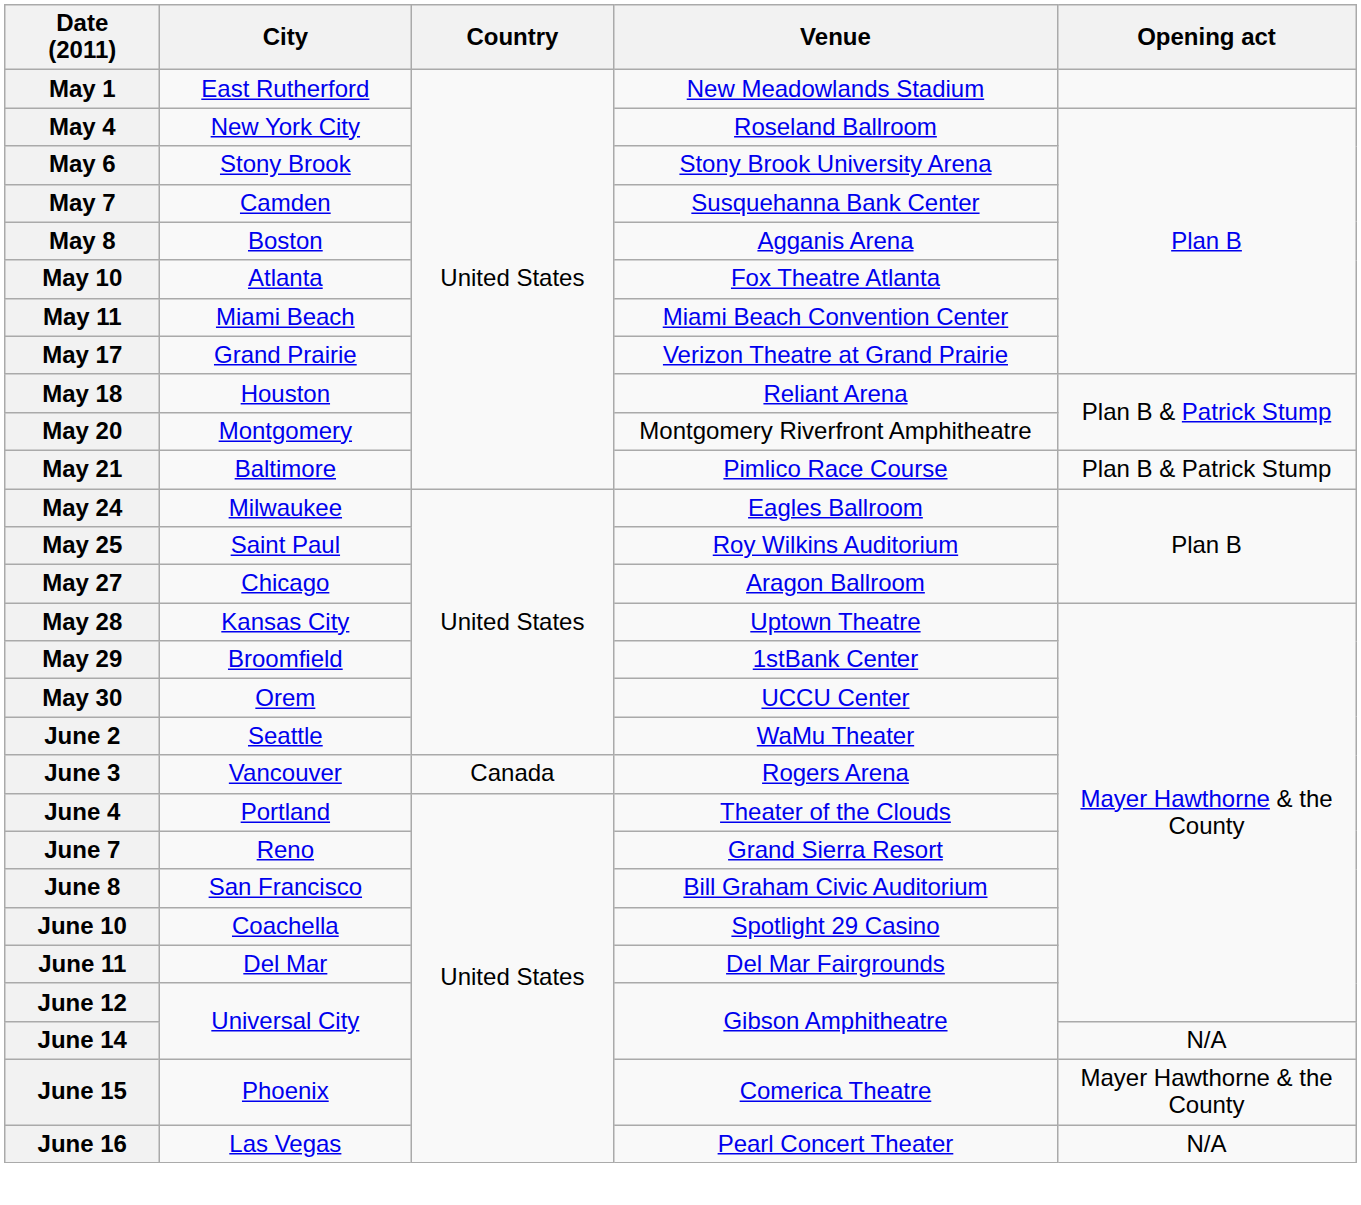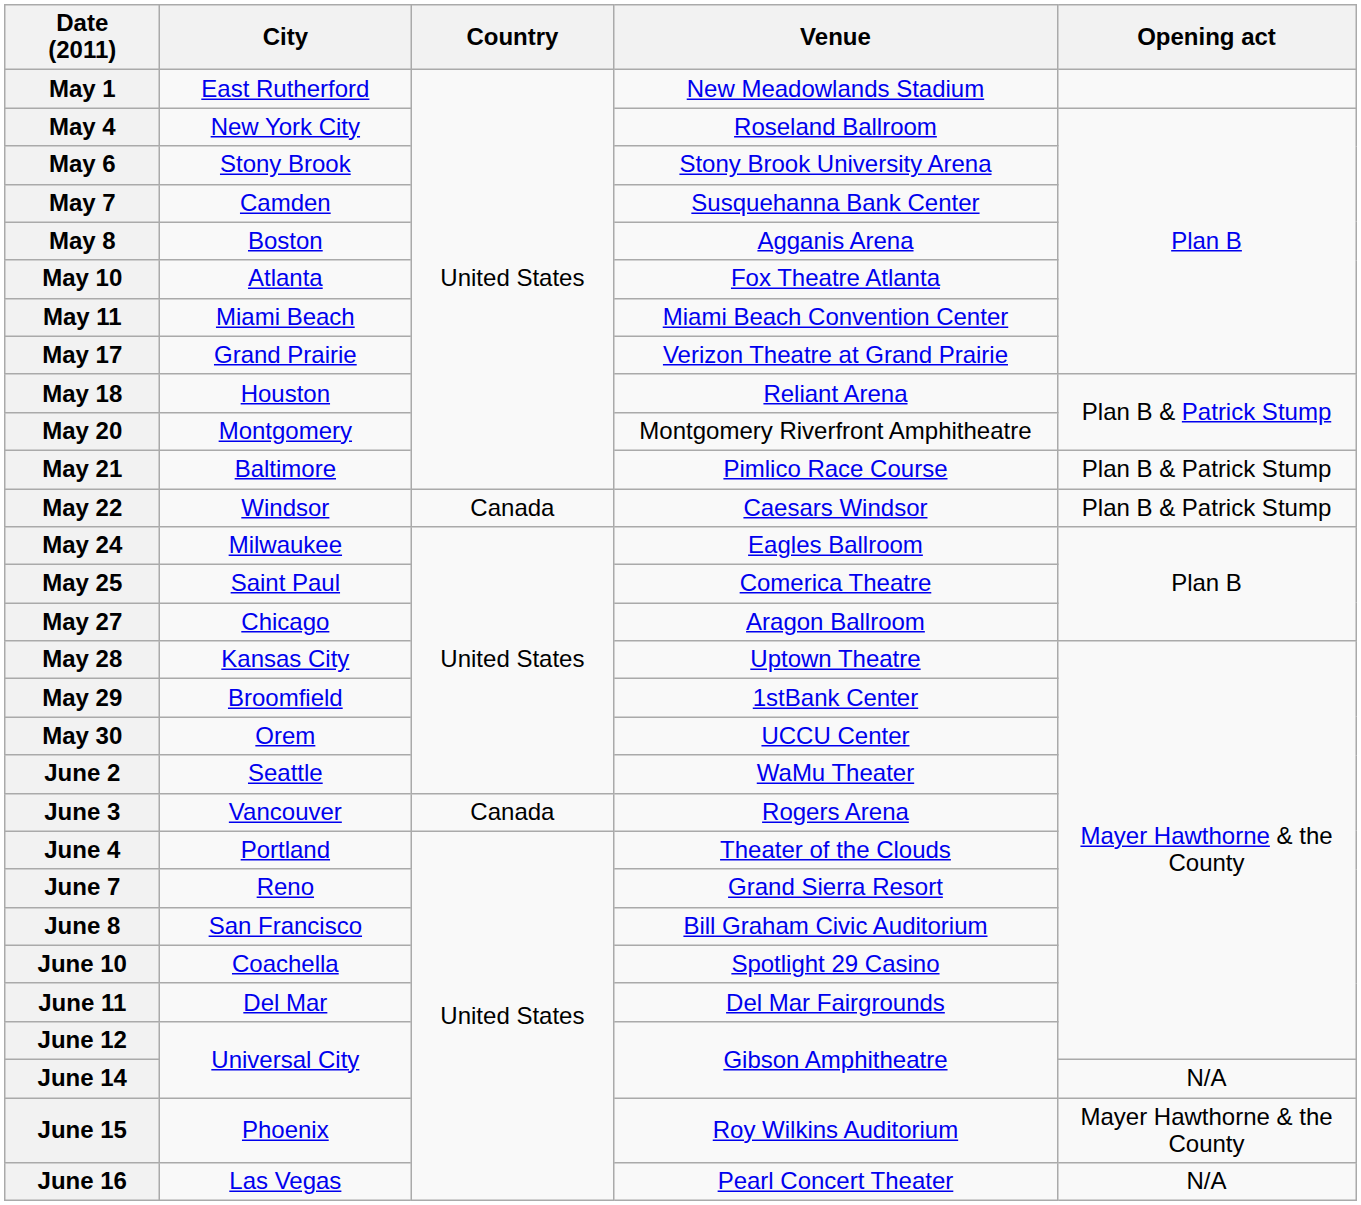+ row: (82, 507)
(835, 545) Roy Wilkins Auditorium -> (835, 583) Comerica Theatre
(835, 1091) Comerica Theatre -> (835, 1129) Roy Wilkins Auditorium
